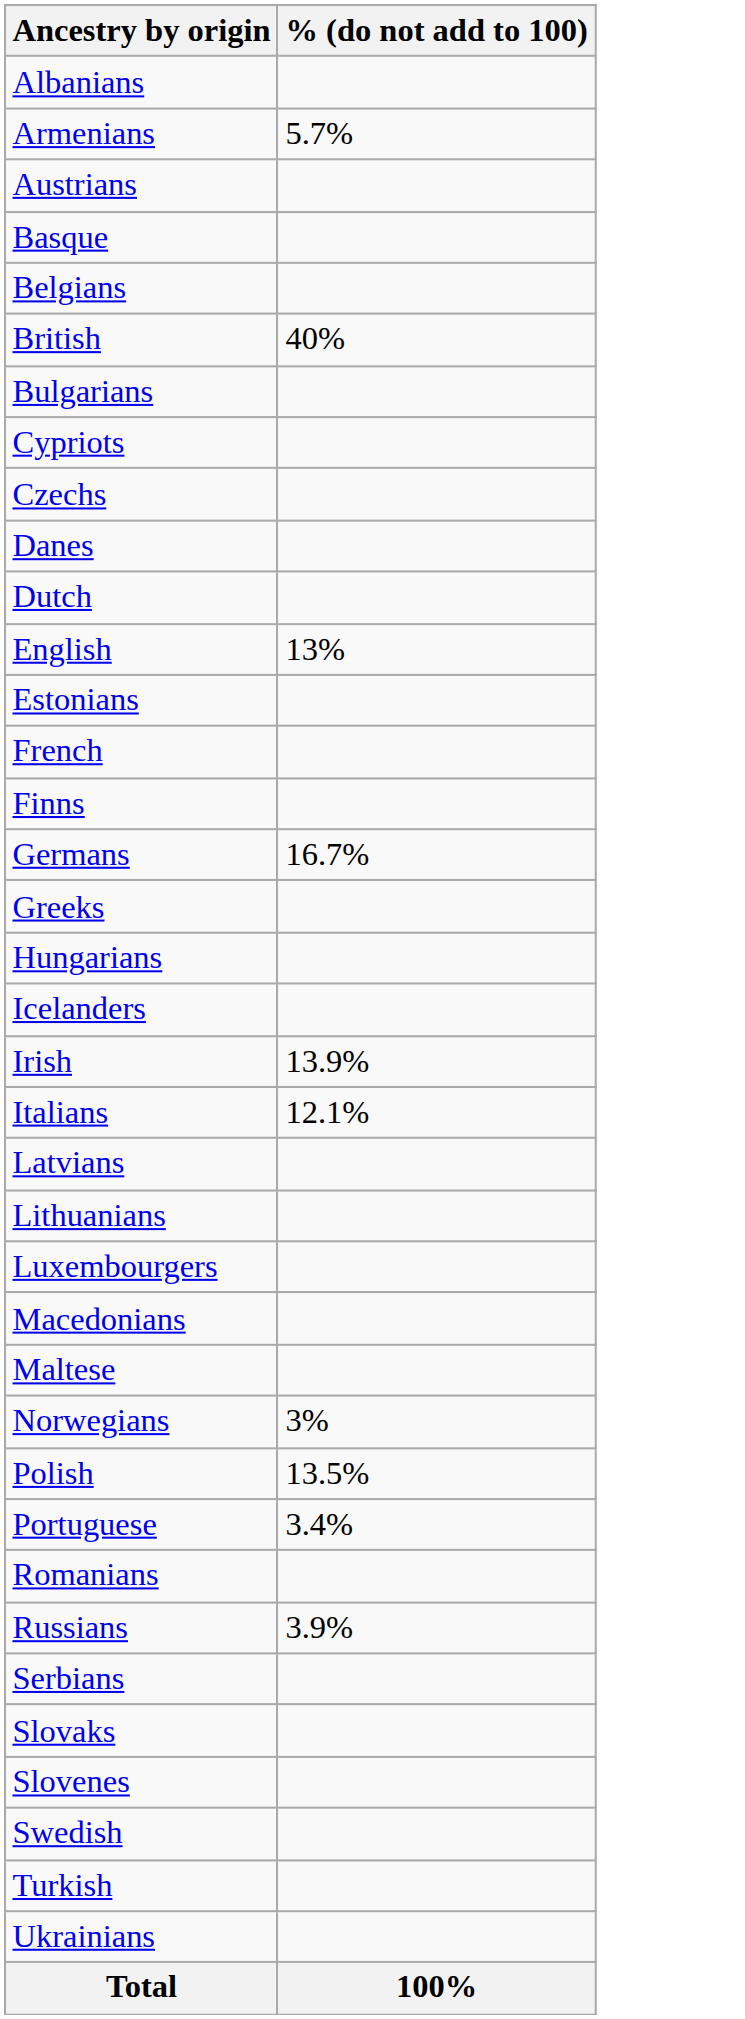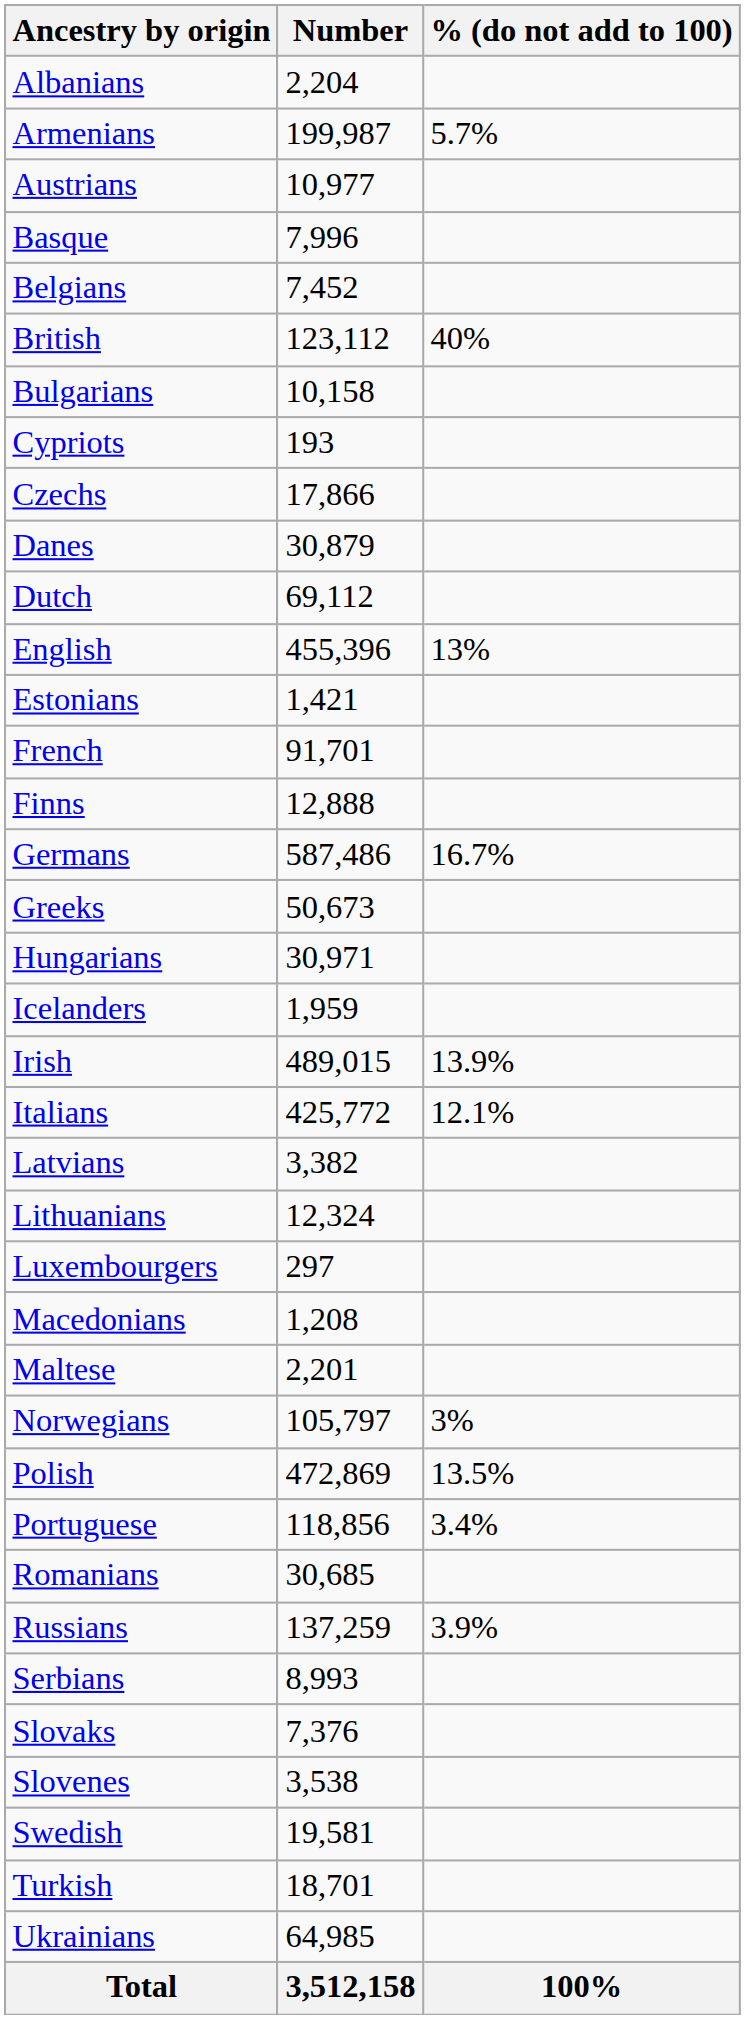+ column: (350, 30)
